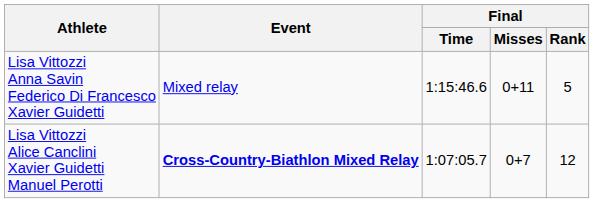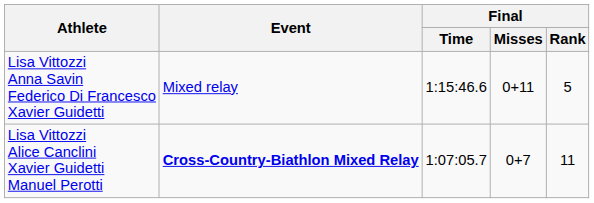(568, 160) 12 -> (568, 160) 11
